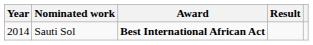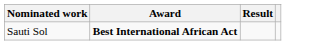- column: (18, 13)
